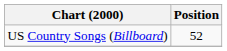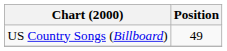(196, 35) 52 -> (196, 35) 49
